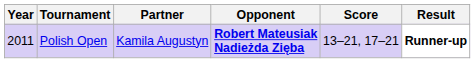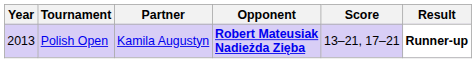(21, 41) 2011 -> (21, 41) 2013
